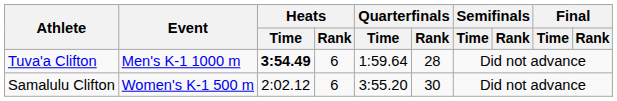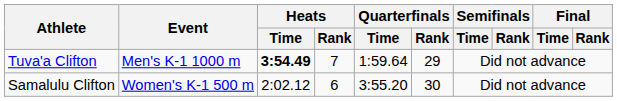(334, 62) 6 -> (334, 62) 7
(432, 62) 28 -> (432, 62) 29
